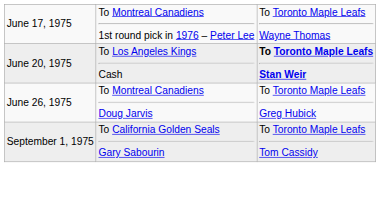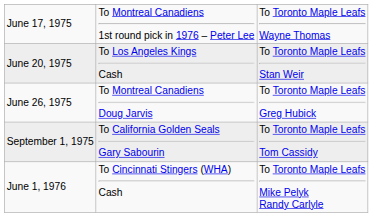(316, 63) bold -> (312, 63) normal
+ row: (36, 187)
